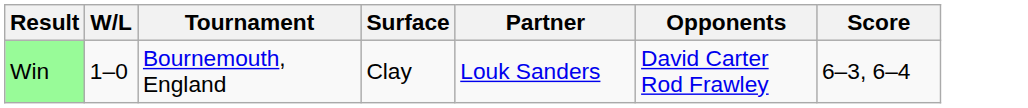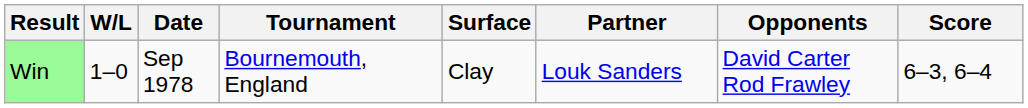+ column: (178, 22)
